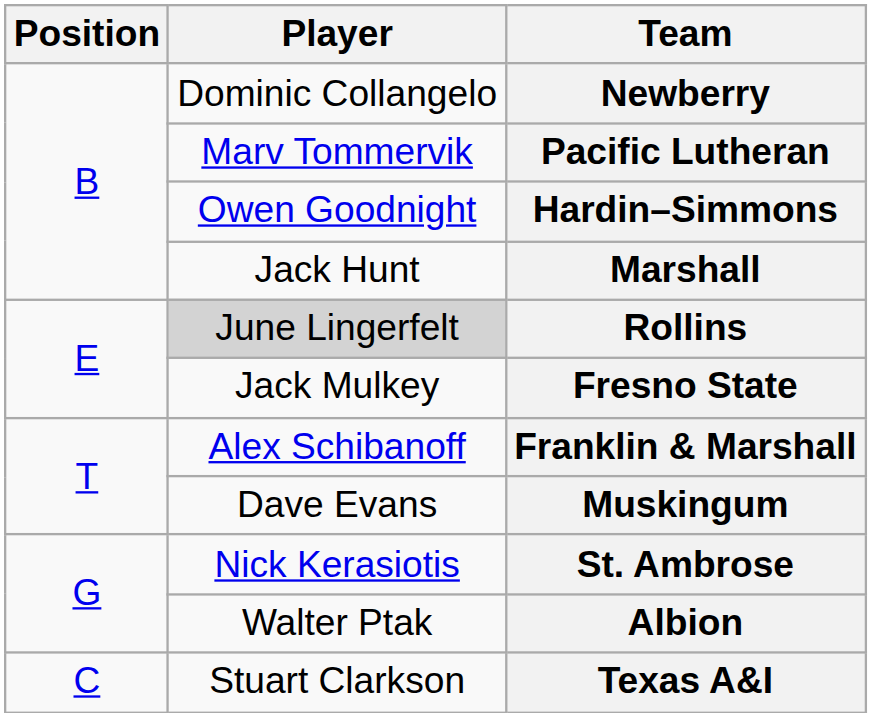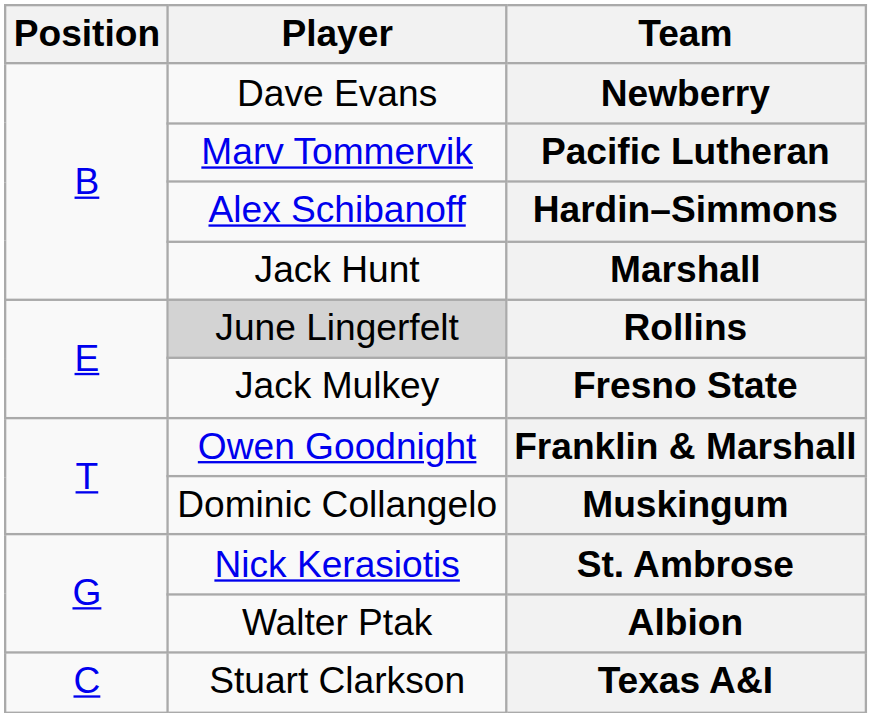(337, 92) Dominic Collangelo -> (337, 92) Dave Evans
(337, 210) Owen Goodnight -> (337, 210) Alex Schibanoff
(337, 446) Alex Schibanoff -> (337, 446) Owen Goodnight
(337, 504) Dave Evans -> (337, 504) Dominic Collangelo
